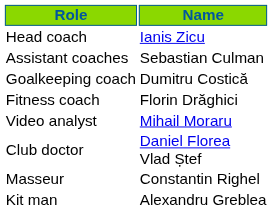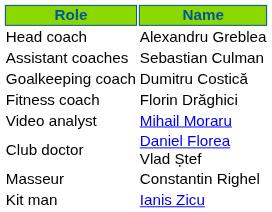(172, 37) Ianis Zicu -> (203, 37) Alexandru Greblea
(203, 200) Alexandru Greblea -> (172, 200) Ianis Zicu
